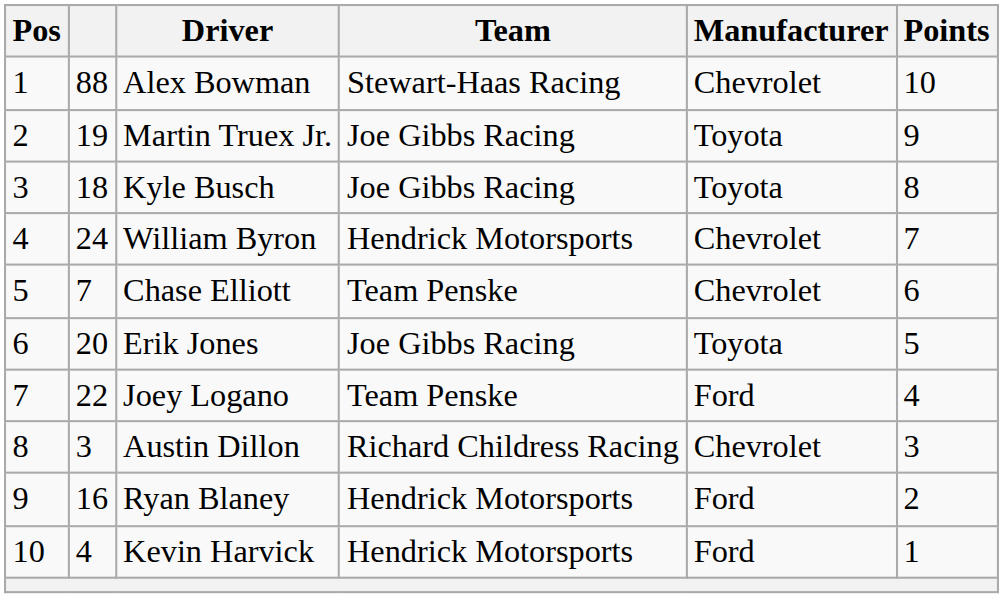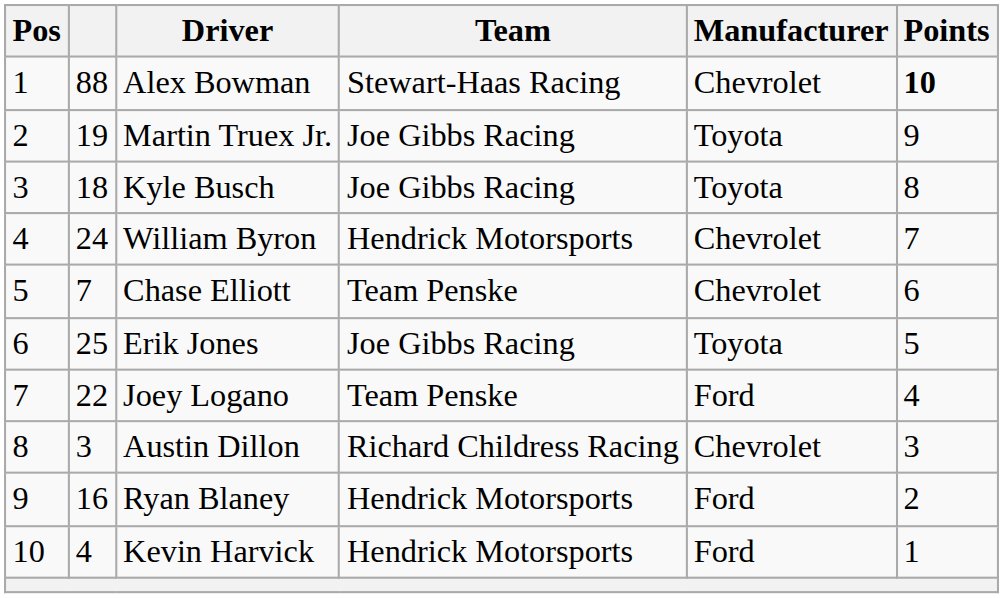(920, 82) normal -> (920, 82) bold
(92, 342) 20 -> (92, 342) 25
